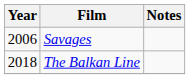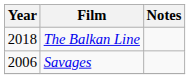rows swapped: (68, 39) <-> (92, 62)
